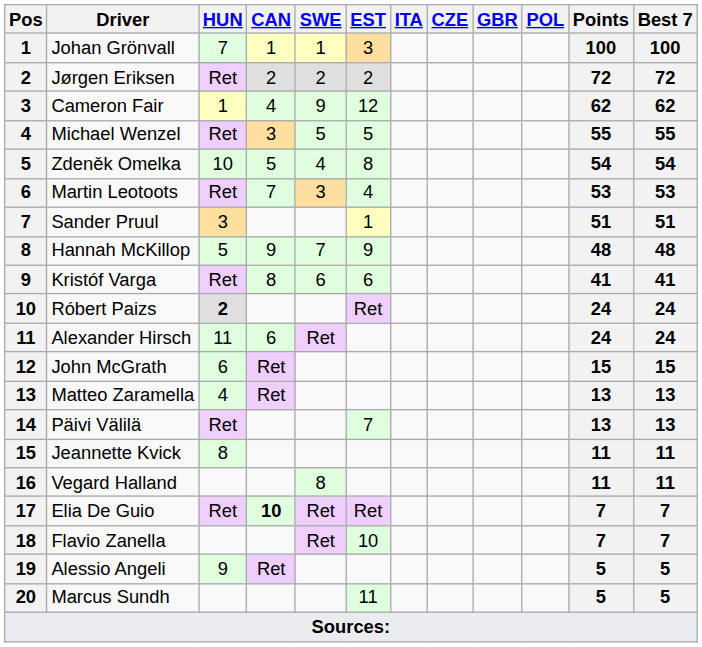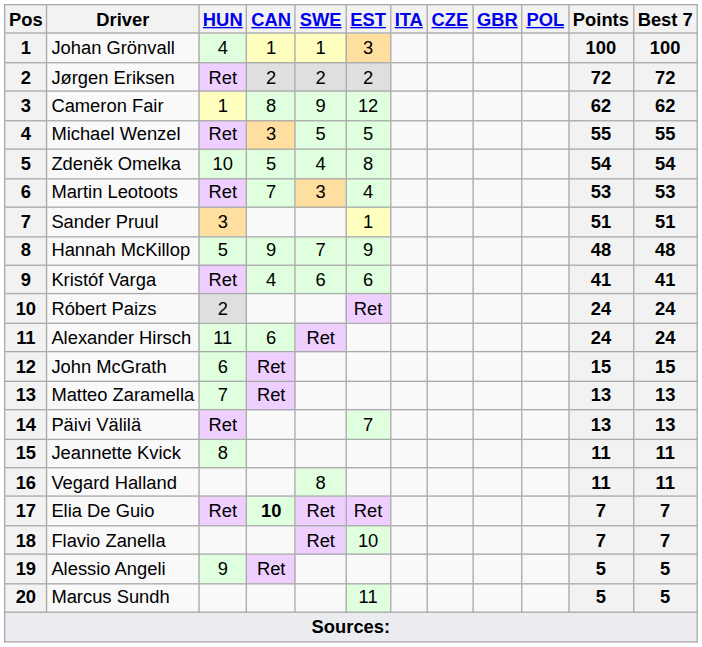(223, 48) 7 -> (223, 48) 4
(271, 106) 4 -> (271, 106) 8
(271, 279) 8 -> (271, 279) 4
(223, 308) bold -> (223, 308) normal
(223, 395) 4 -> (223, 395) 7
